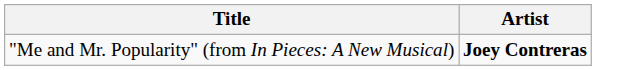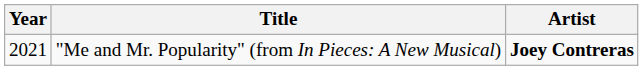+ column: (28, 19)
